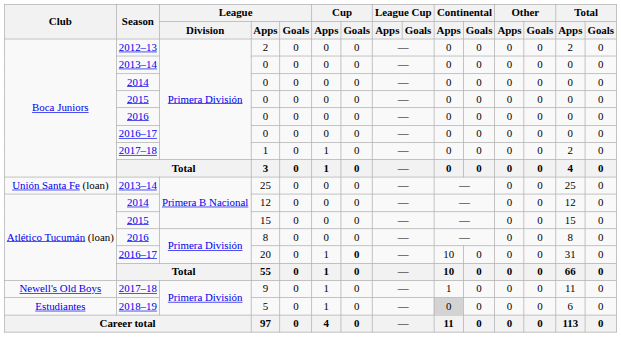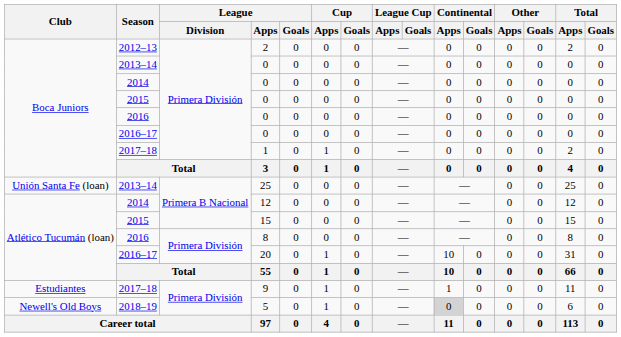(357, 254) bold -> (357, 254) normal
(60, 289) Newell's Old Boys -> (60, 289) Estudiantes
(60, 306) Estudiantes -> (60, 306) Newell's Old Boys
